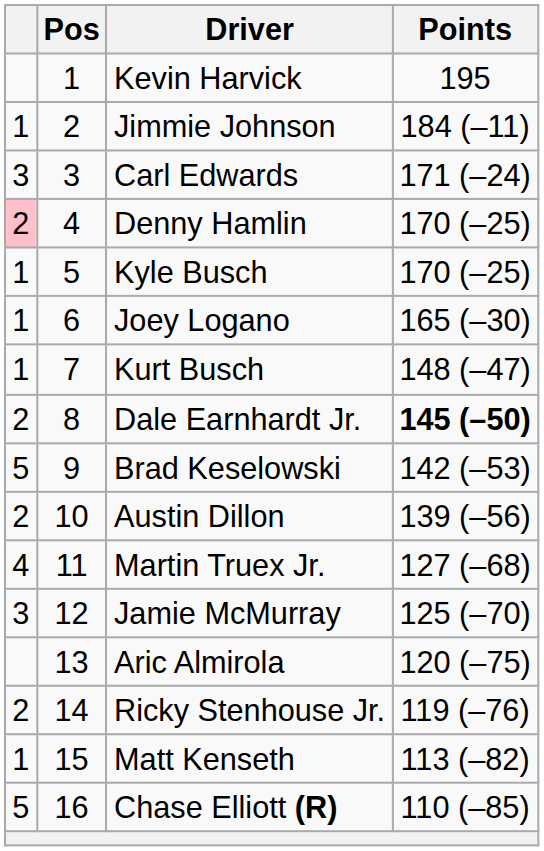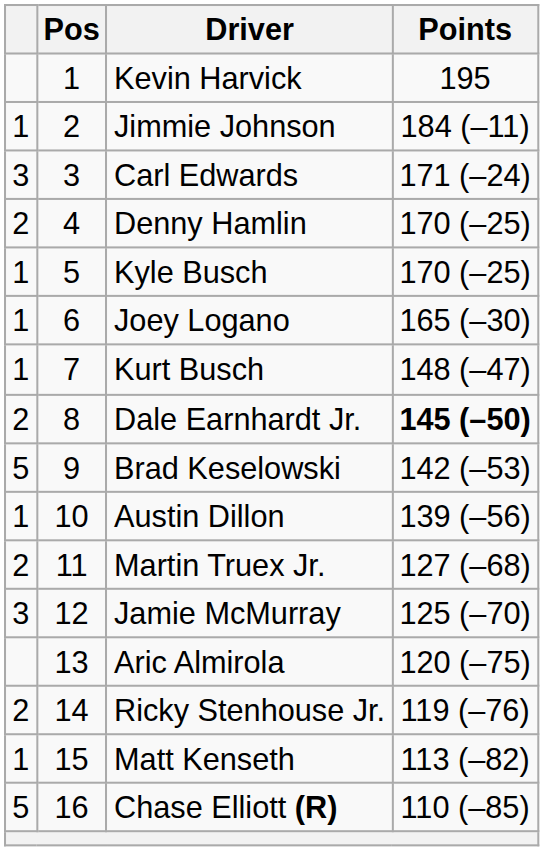(21, 224) pink background -> (21, 224) no background
(21, 516) 2 -> (21, 516) 1
(21, 564) 4 -> (21, 564) 2
